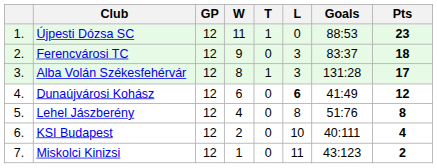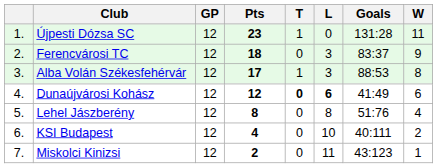columns swapped: (239, 14) <-> (402, 14)
(342, 34) 88:53 -> (373, 34) 131:28
(342, 73) 131:28 -> (373, 73) 88:53
(268, 93) normal -> (299, 93) bold
